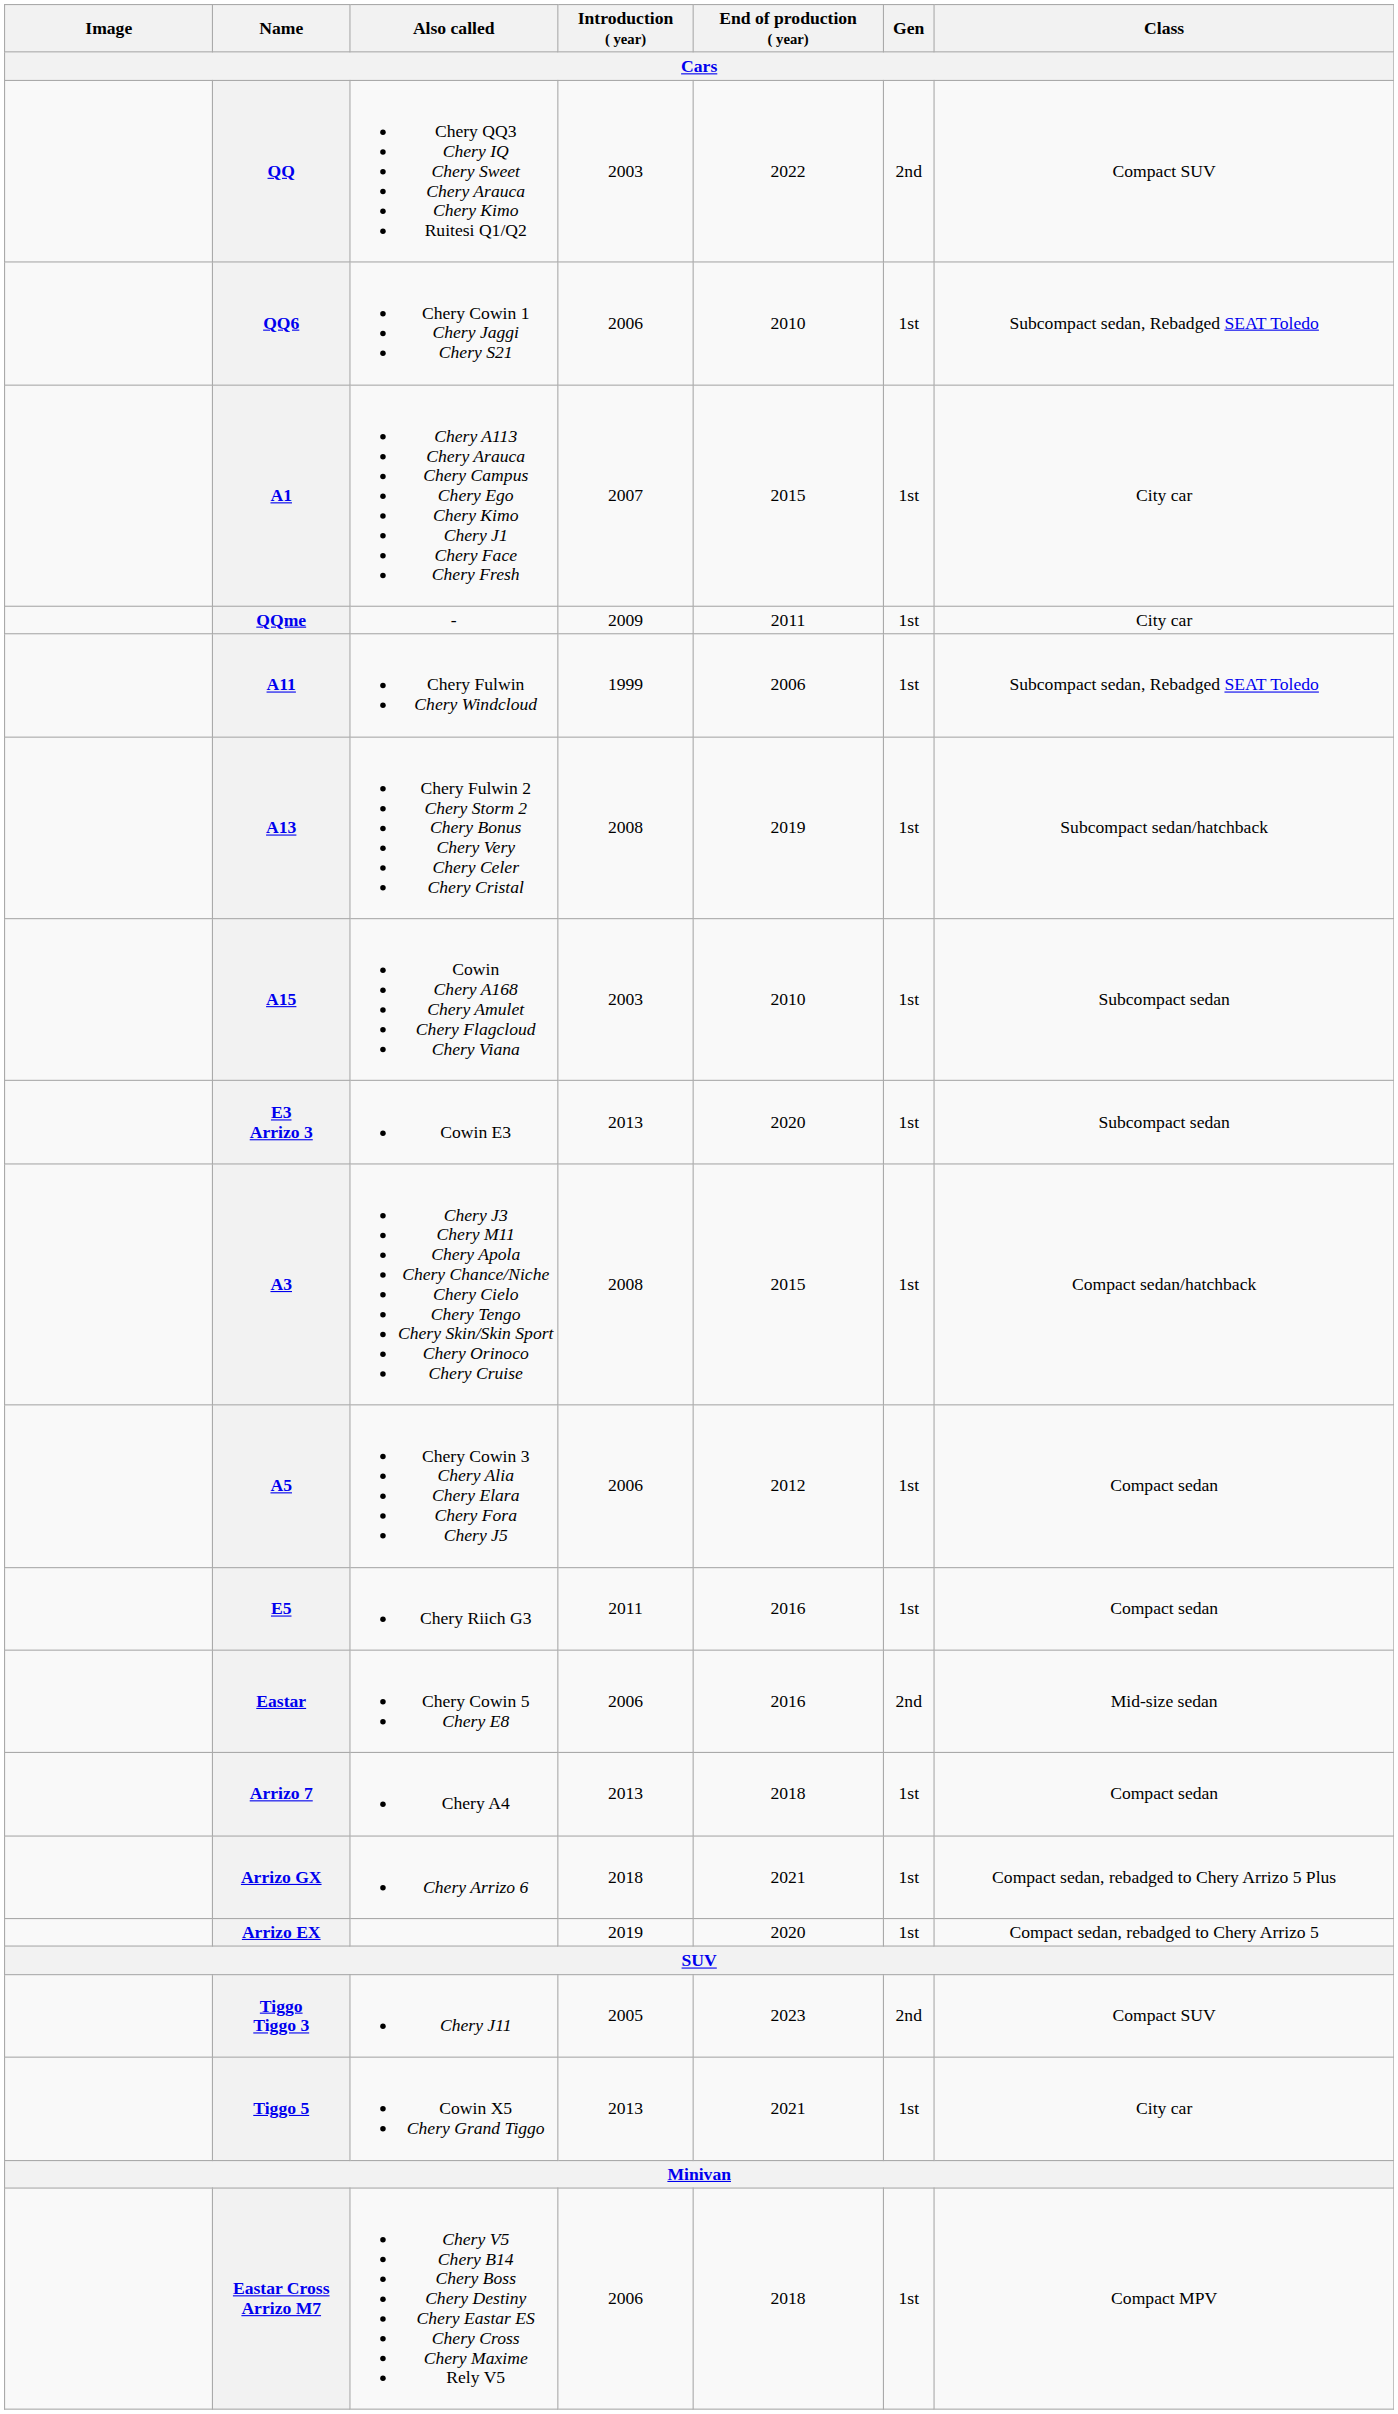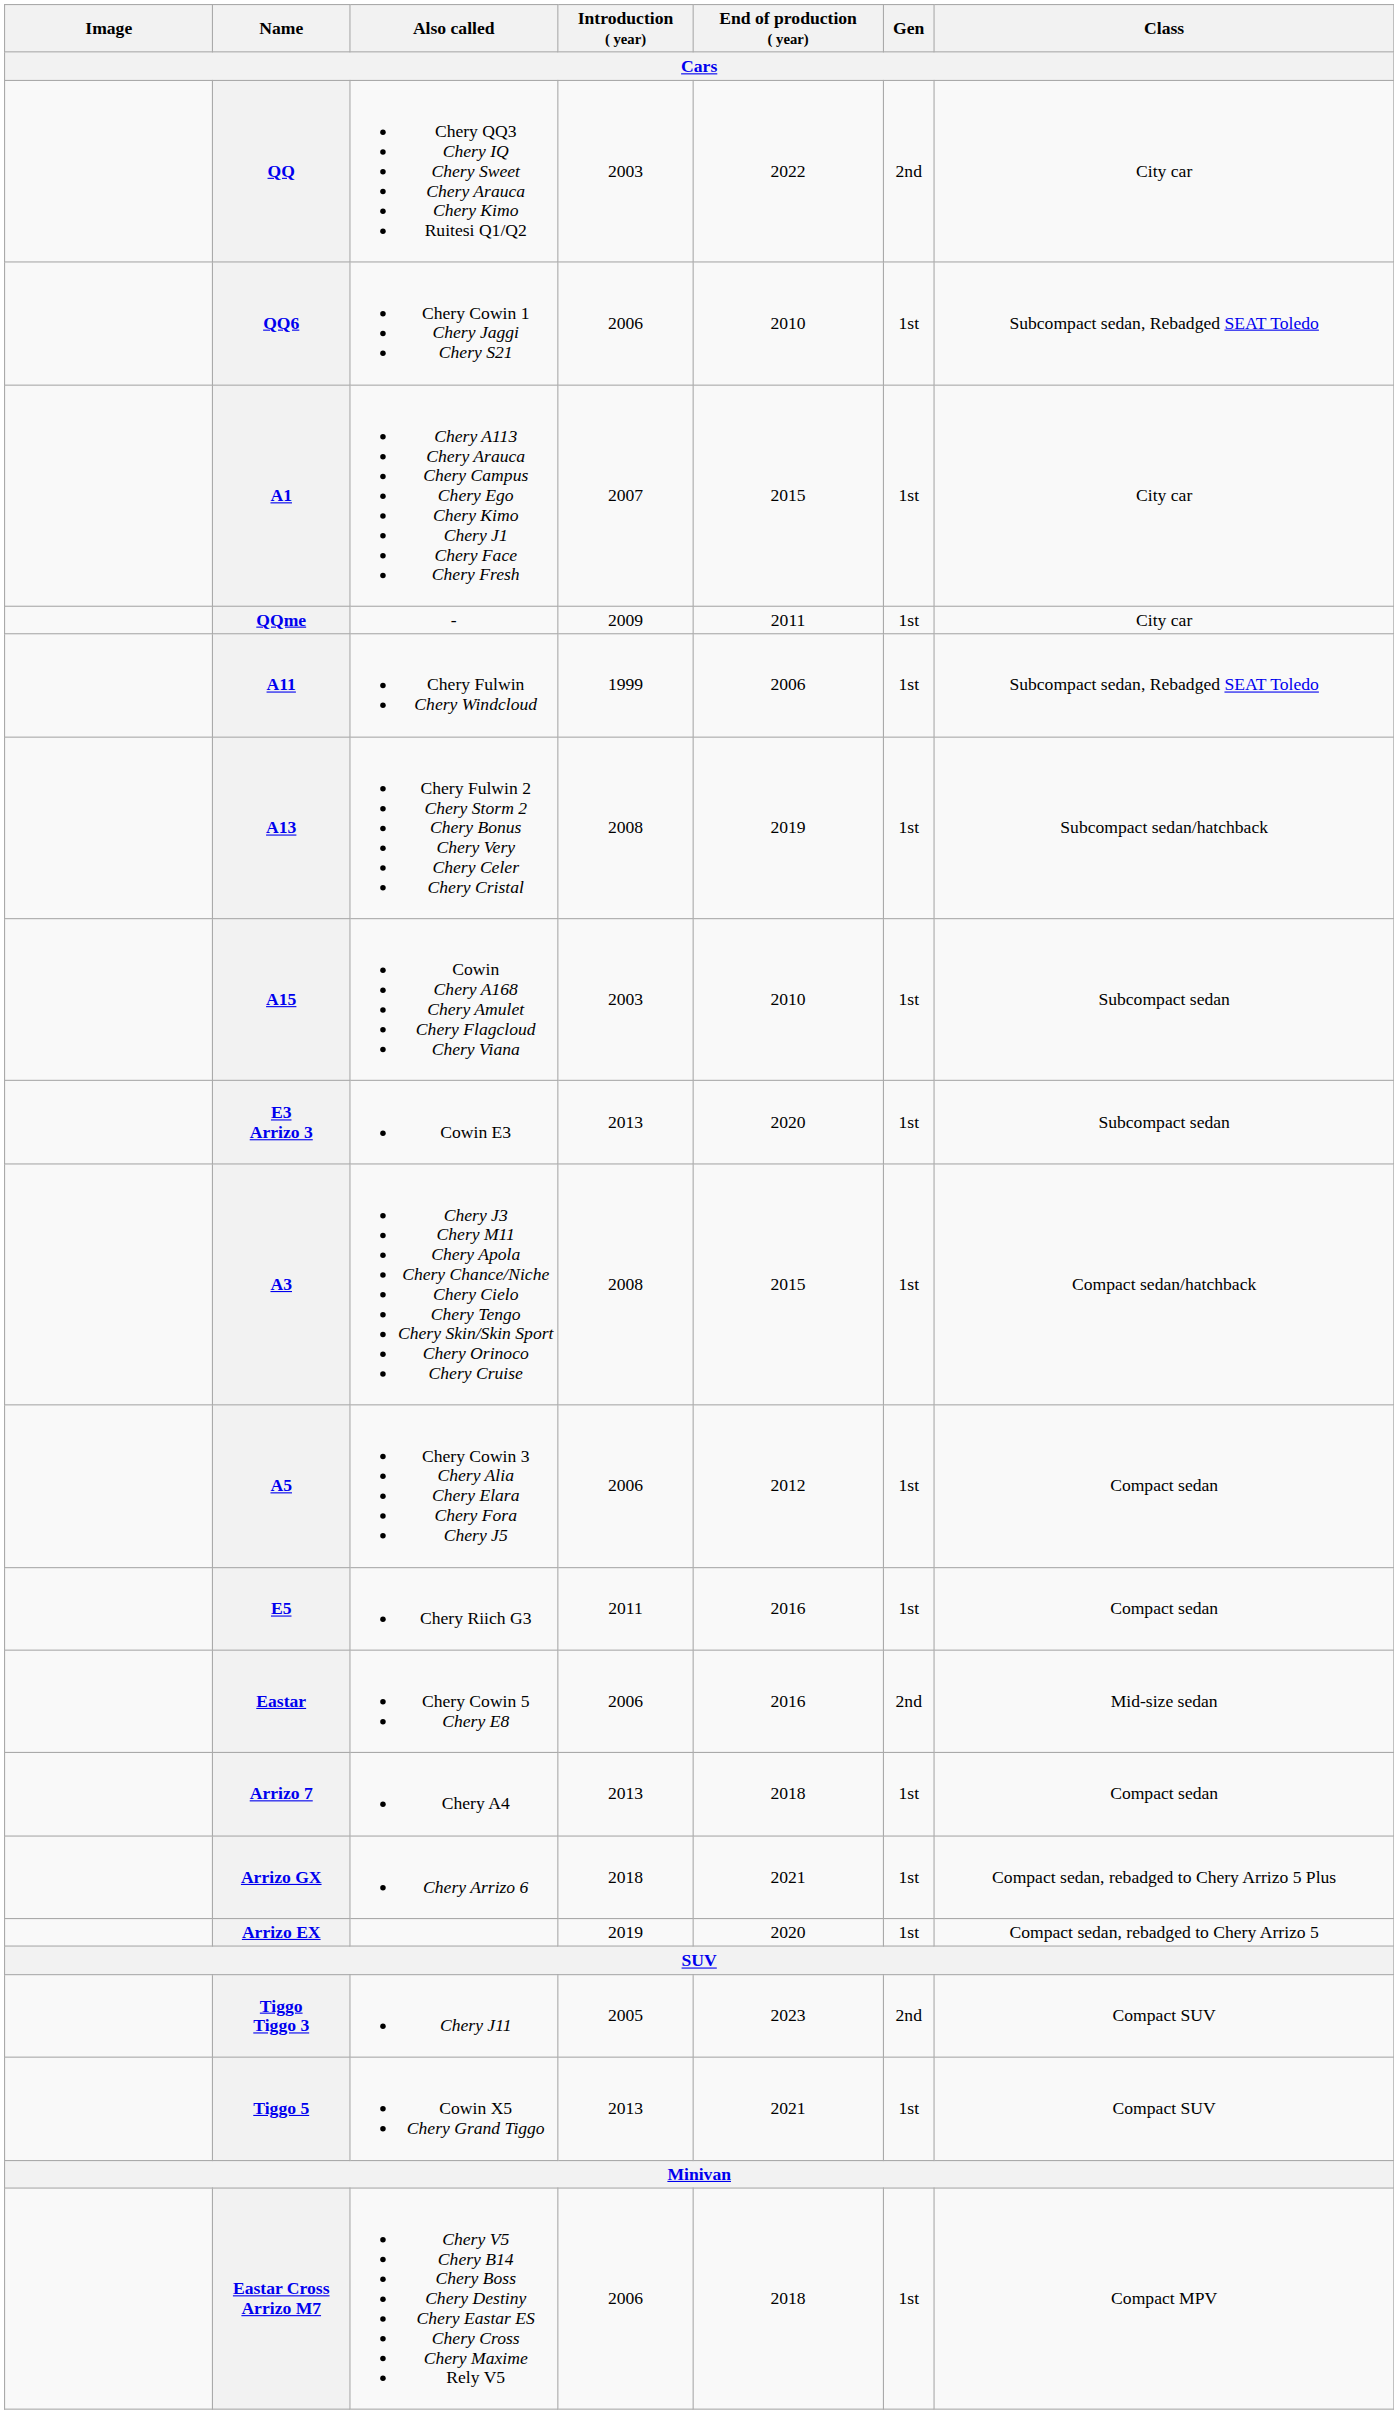(1164, 171) Compact SUV -> (1164, 171) City car
(1164, 2108) City car -> (1164, 2108) Compact SUV
